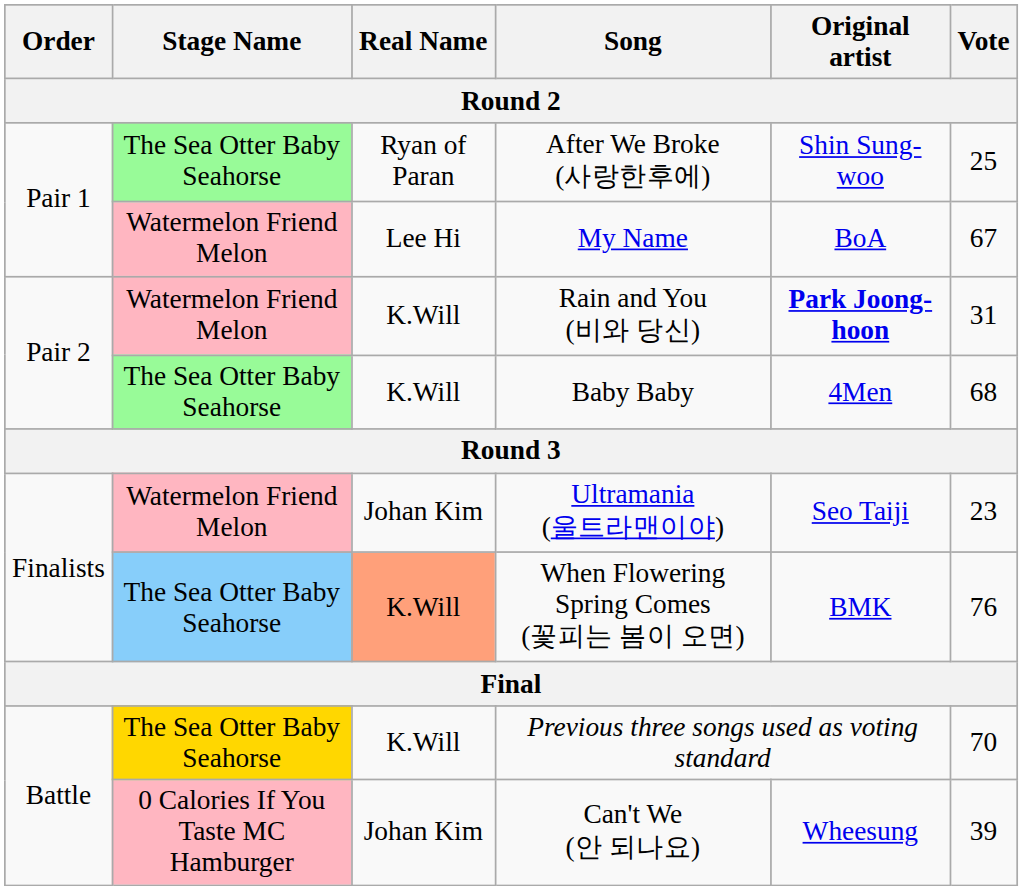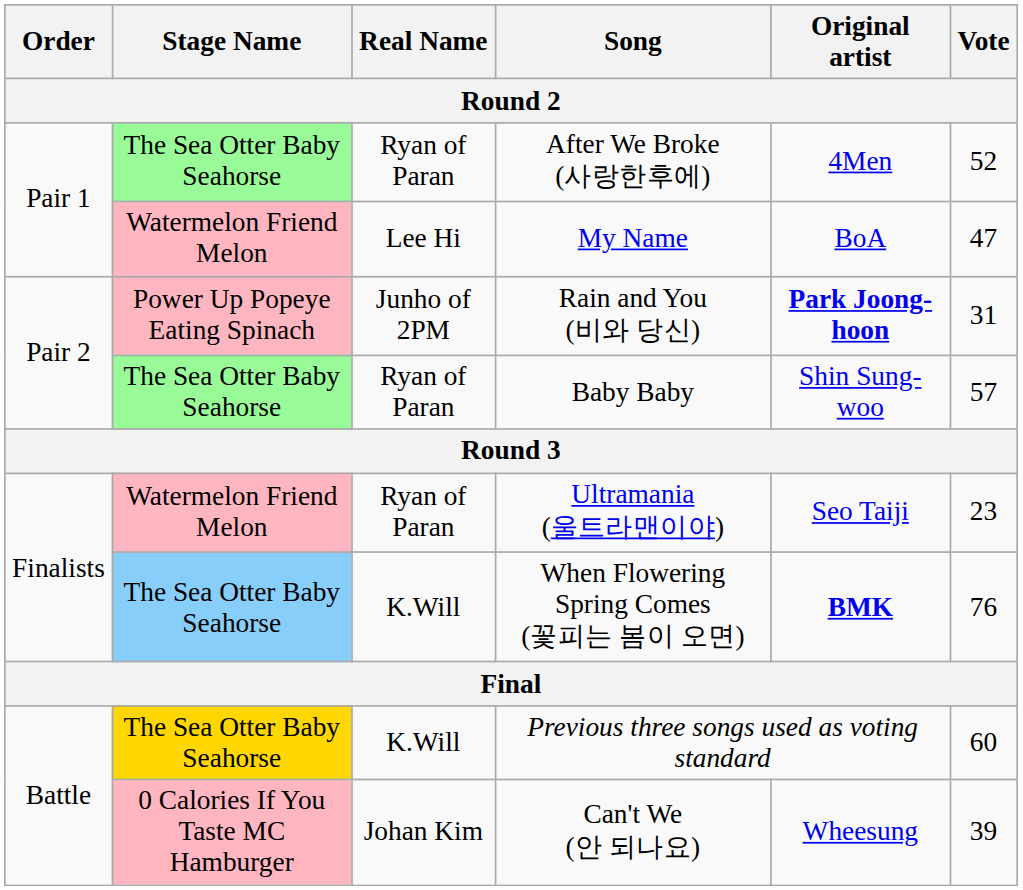(860, 161) Shin Sung-woo -> (860, 161) 4Men
(983, 161) 25 -> (983, 161) 52
(983, 238) 67 -> (983, 238) 47
(232, 315) Watermelon Friend Melon -> (232, 315) Power Up Popeye Eating Spinach
(423, 315) K.Will -> (423, 315) Junho of 2PM
(423, 391) K.Will -> (423, 391) Ryan of Paran
(860, 391) 4Men -> (860, 391) Shin Sung-woo
(983, 391) 68 -> (983, 391) 57
(423, 512) Johan Kim -> (423, 512) Ryan of Paran
(423, 606) lightsalmon background -> (423, 606) no background
(860, 606) normal -> (860, 606) bold
(983, 742) 70 -> (983, 742) 60
